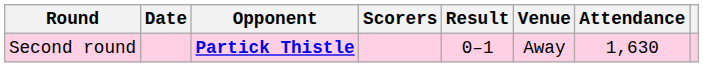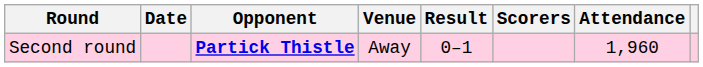columns swapped: (544, 19) <-> (400, 19)
(632, 48) 1,630 -> (632, 48) 1,960
